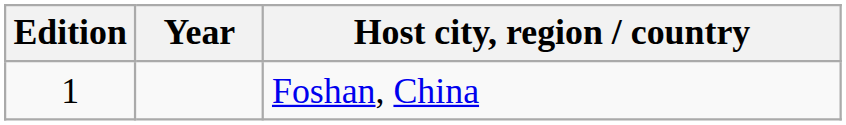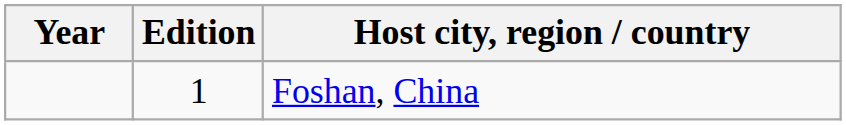columns swapped: (70, 32) <-> (199, 32)
